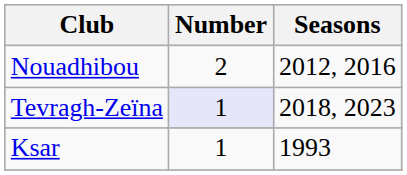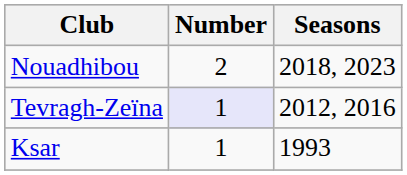(337, 66) 2012, 2016 -> (337, 66) 2018, 2023
(337, 107) 2018, 2023 -> (337, 107) 2012, 2016
